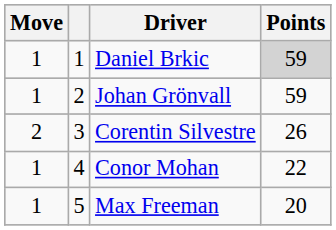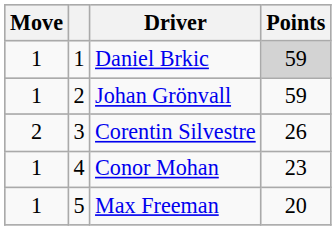(296, 168) 22 -> (296, 168) 23
